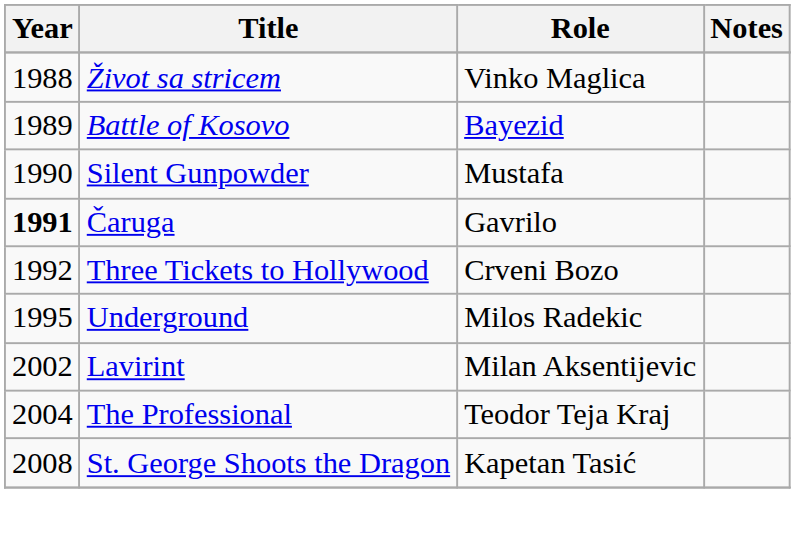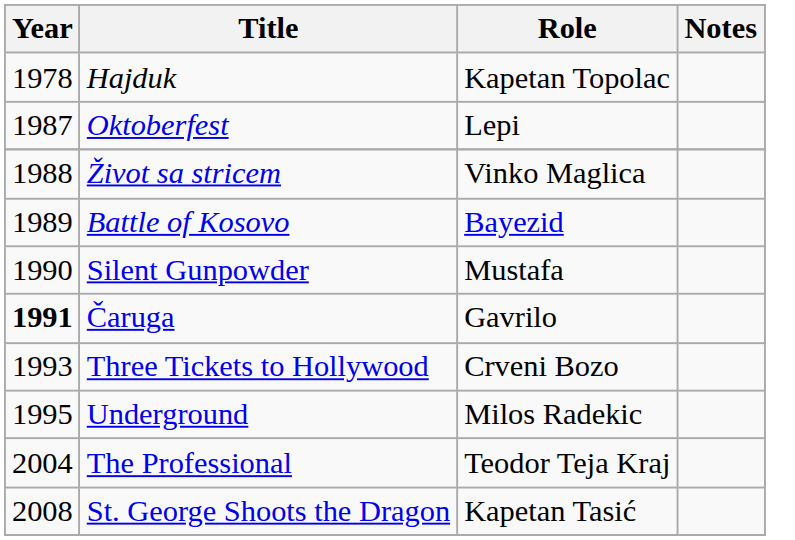+ row: (132, 76)
+ row: (158, 125)
(42, 269) 1992 -> (42, 366) 1993
- row: (136, 366)
